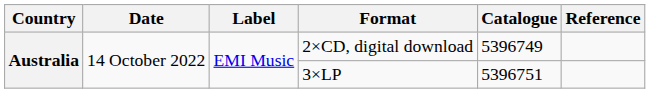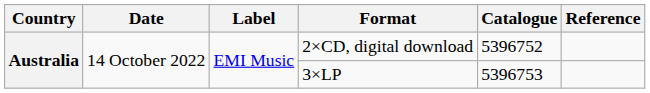(512, 46) 5396749 -> (512, 46) 5396752
(512, 74) 5396751 -> (512, 74) 5396753
